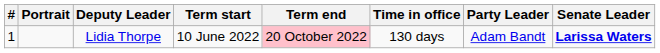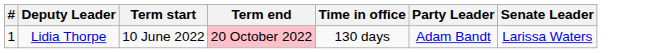- column: (46, 15)
(604, 36) bold -> (547, 36) normal
